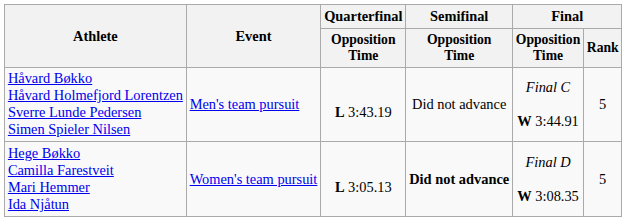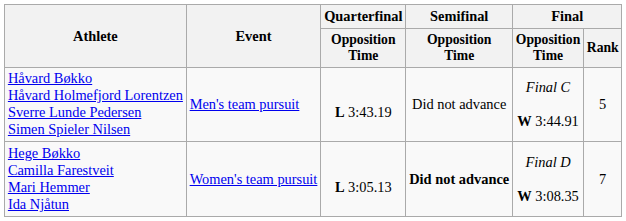(603, 179) 5 -> (603, 179) 7
